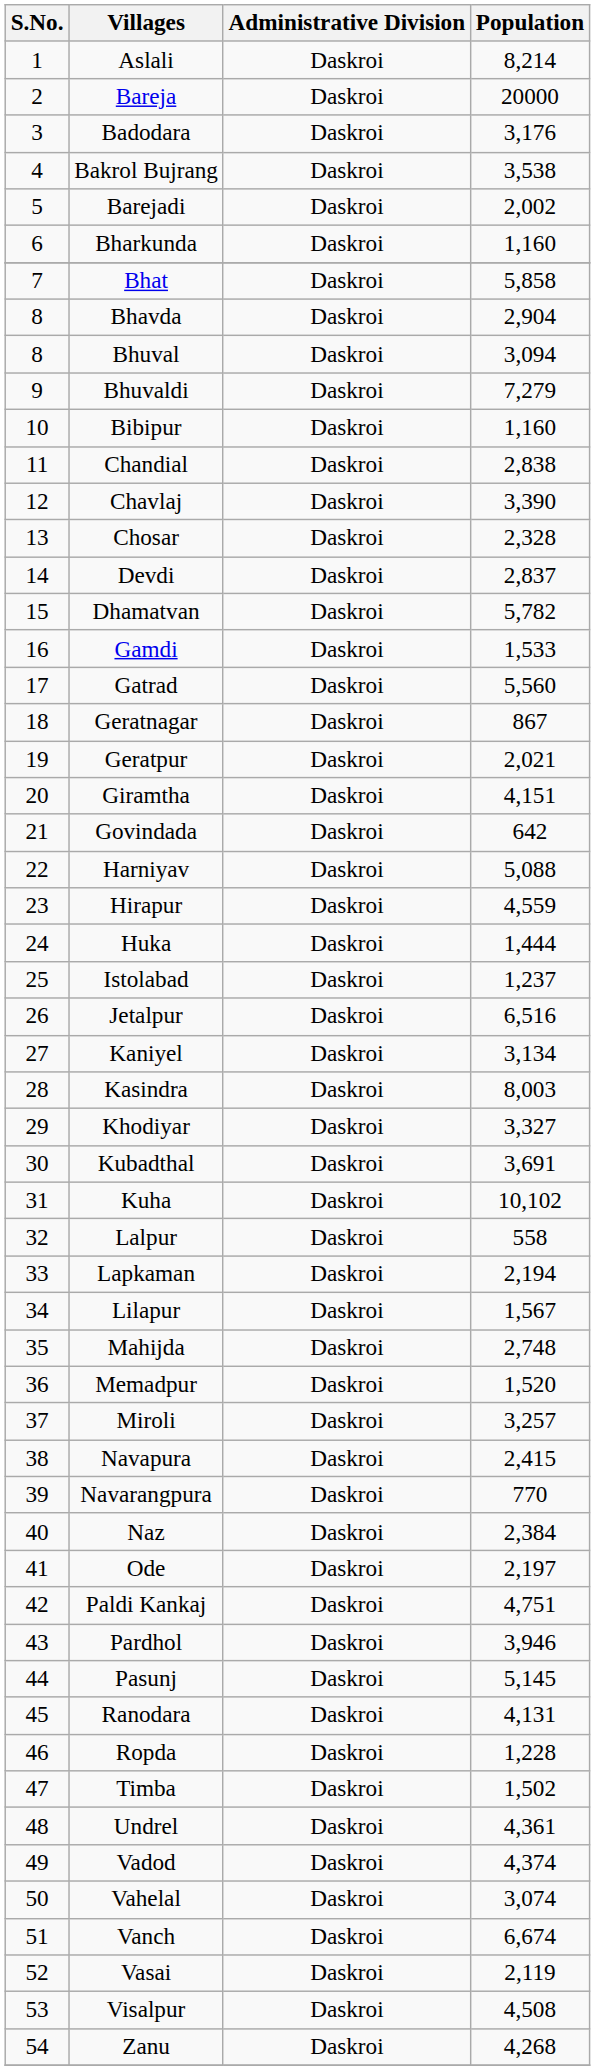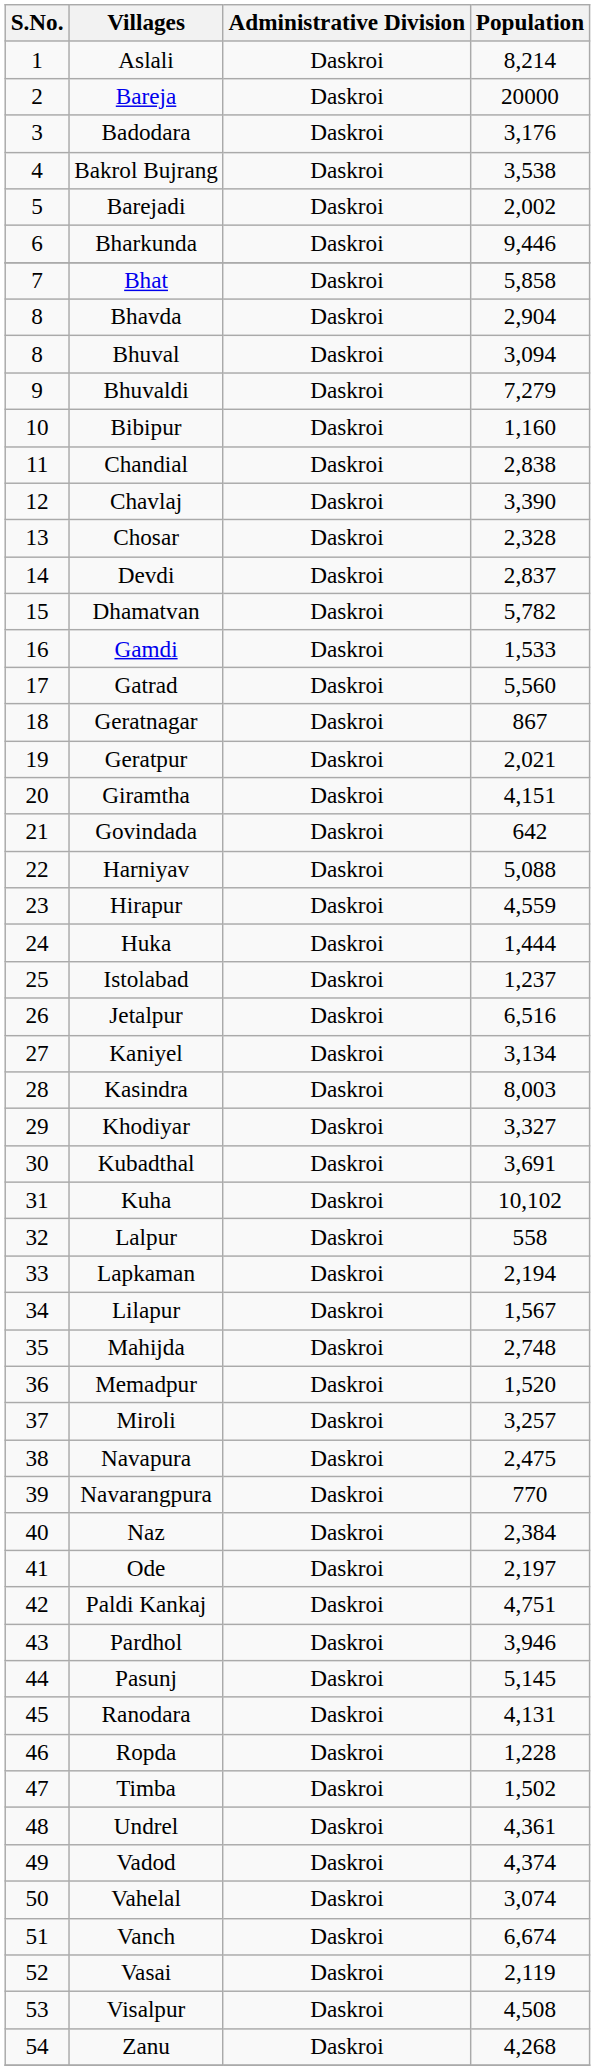(530, 243) 1,160 -> (530, 243) 9,446
(530, 1457) 2,415 -> (530, 1457) 2,475
